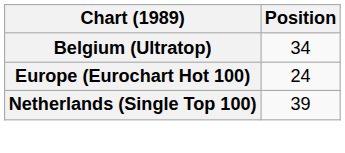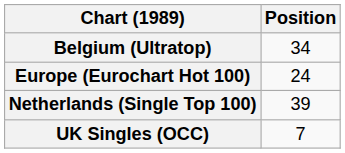+ row: (133, 133)
